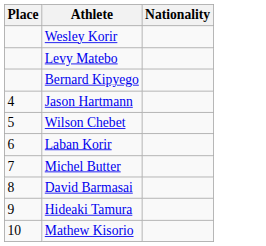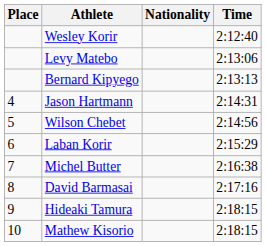+ column: (237, 15)
